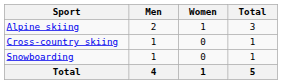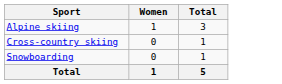- column: (154, 12)
